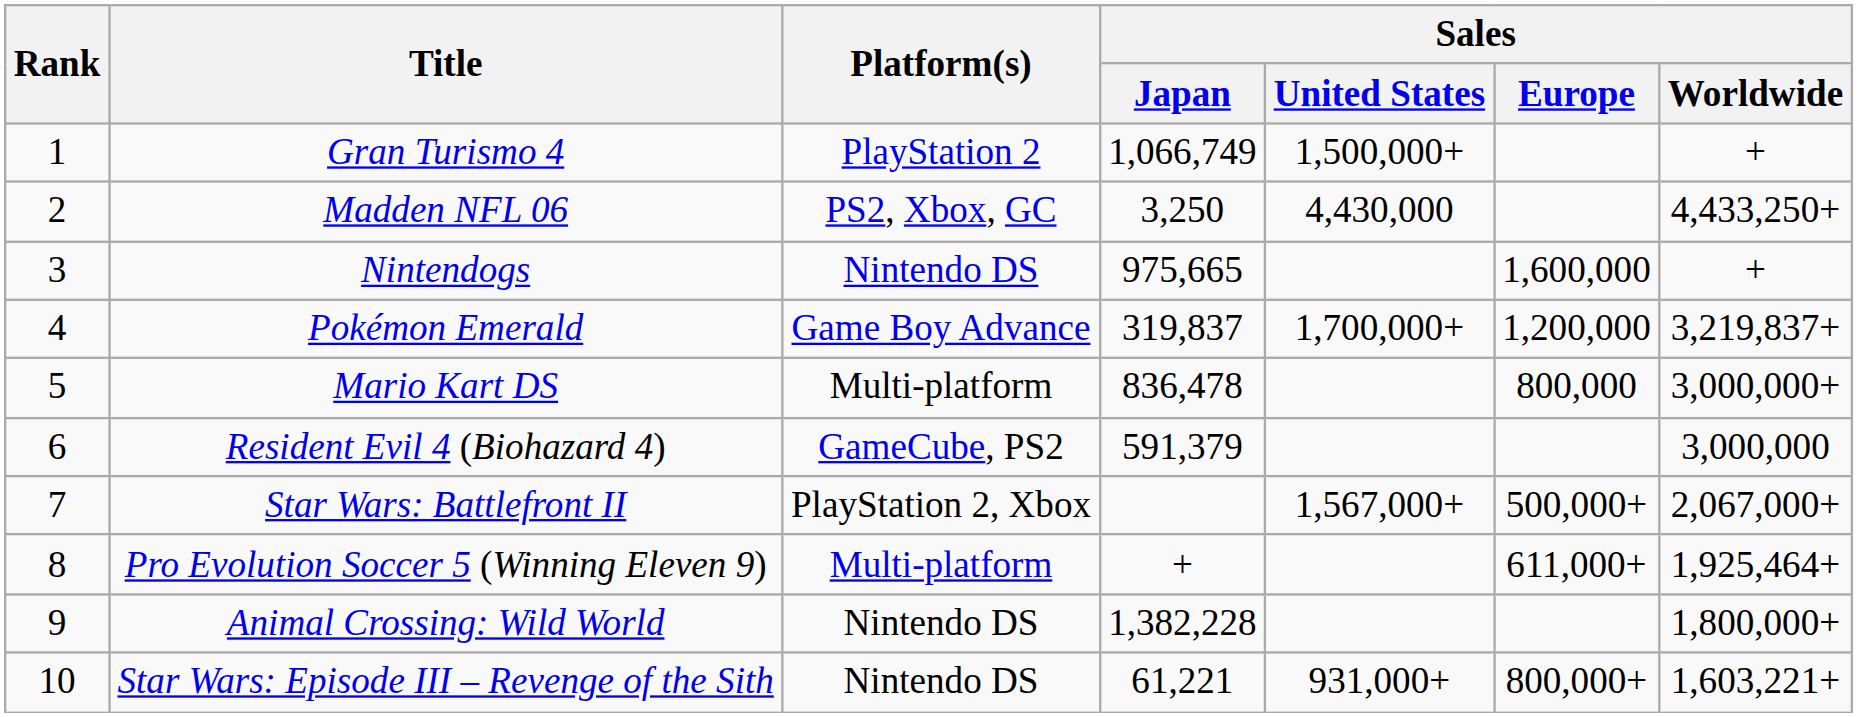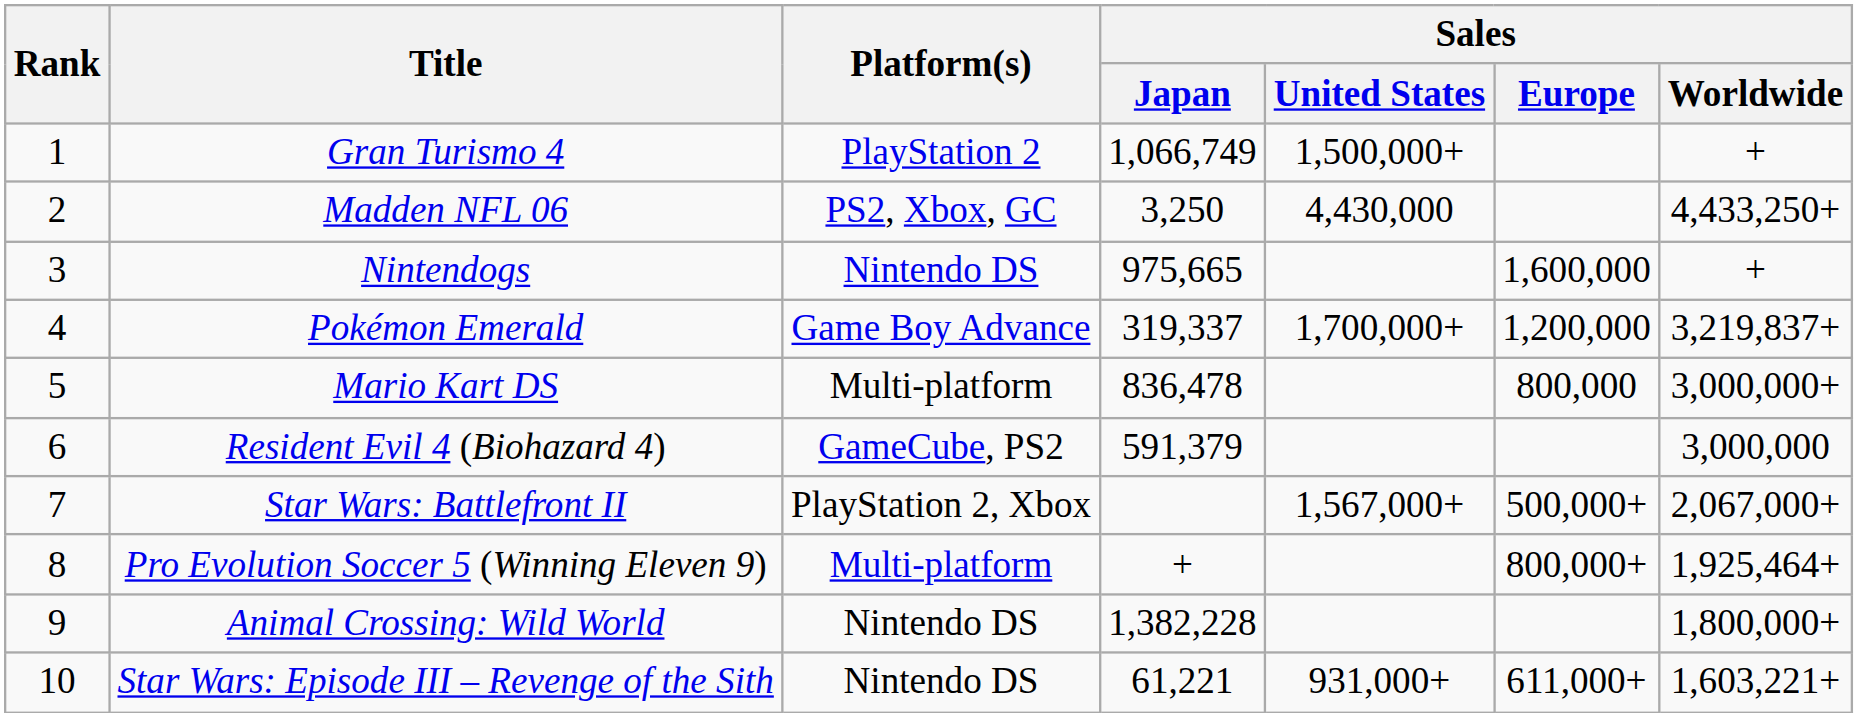(1182, 328) 319,837 -> (1182, 328) 319,337
(1576, 563) 611,000+ -> (1576, 563) 800,000+
(1576, 681) 800,000+ -> (1576, 681) 611,000+
